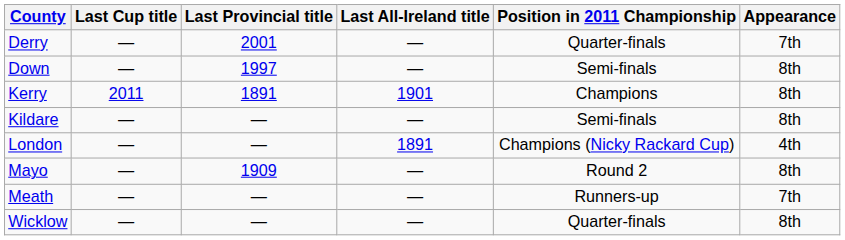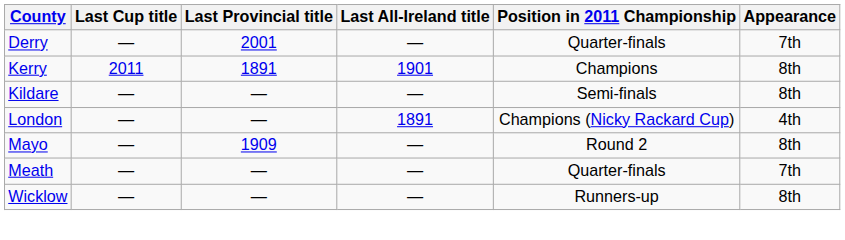- row: (29, 68)
(617, 196) Runners-up -> (617, 171) Quarter-finals
(617, 222) Quarter-finals -> (617, 196) Runners-up
